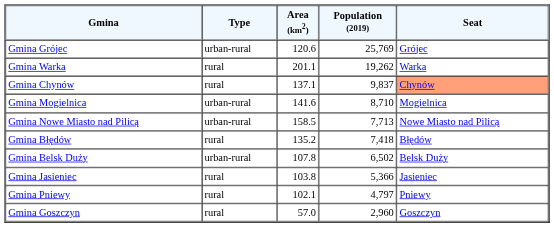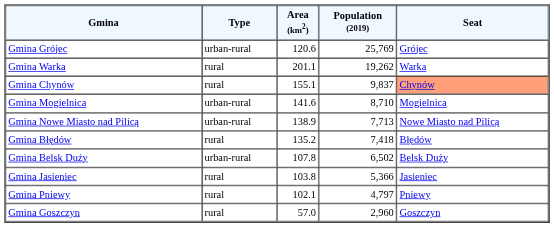(304, 85) 137.1 -> (304, 85) 155.1
(304, 121) 158.5 -> (304, 121) 138.9
